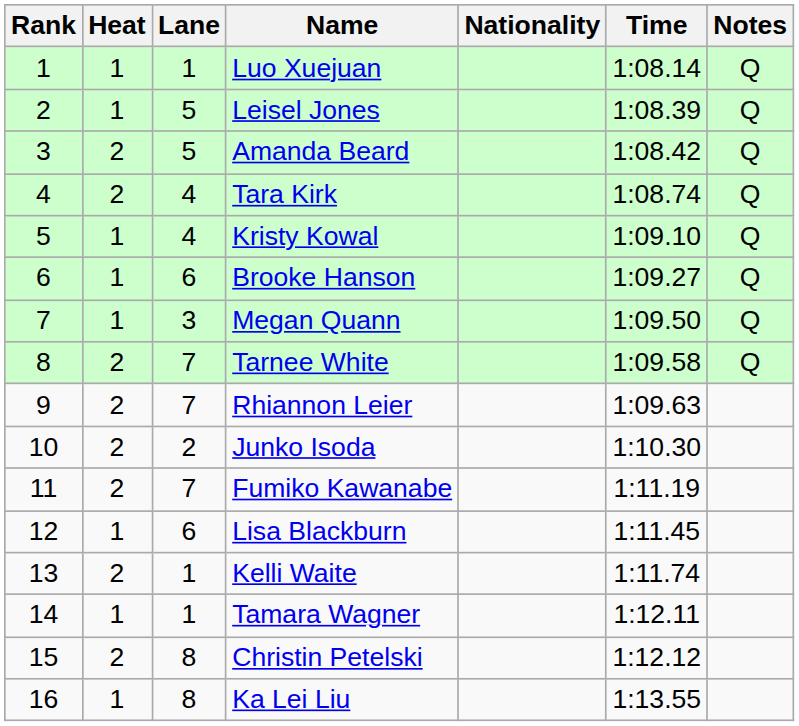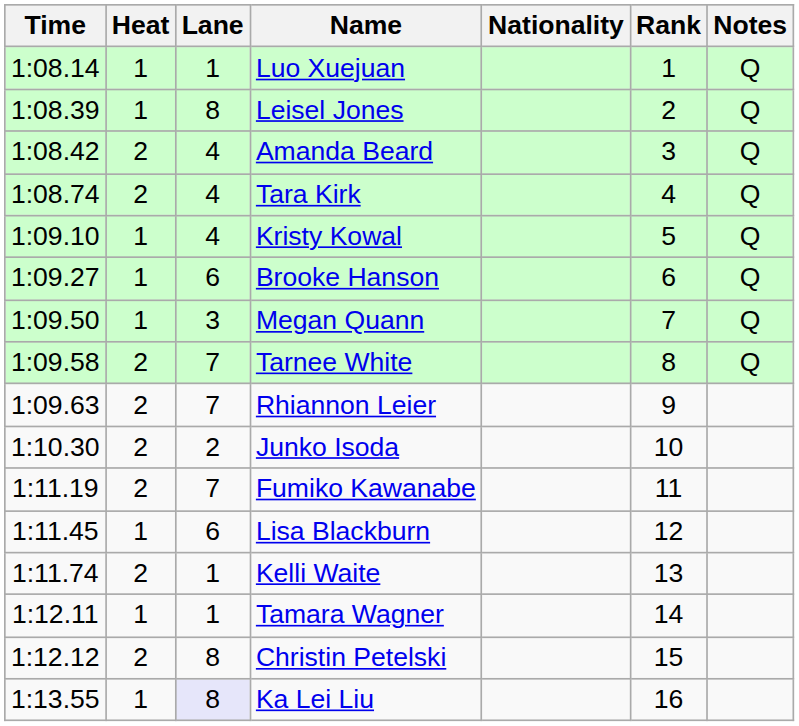columns swapped: (43, 25) <-> (657, 25)
(189, 109) 5 -> (213, 109) 8
(189, 151) 5 -> (213, 151) 4
(189, 699) no background -> (213, 699) lavender background
